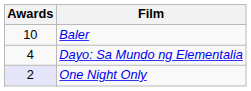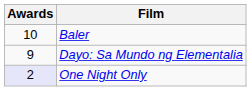(30, 55) 4 -> (30, 55) 9
